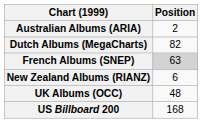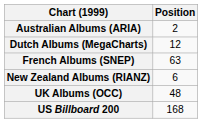(175, 45) 82 -> (175, 45) 12
(175, 61) lightgrey background -> (175, 61) no background
